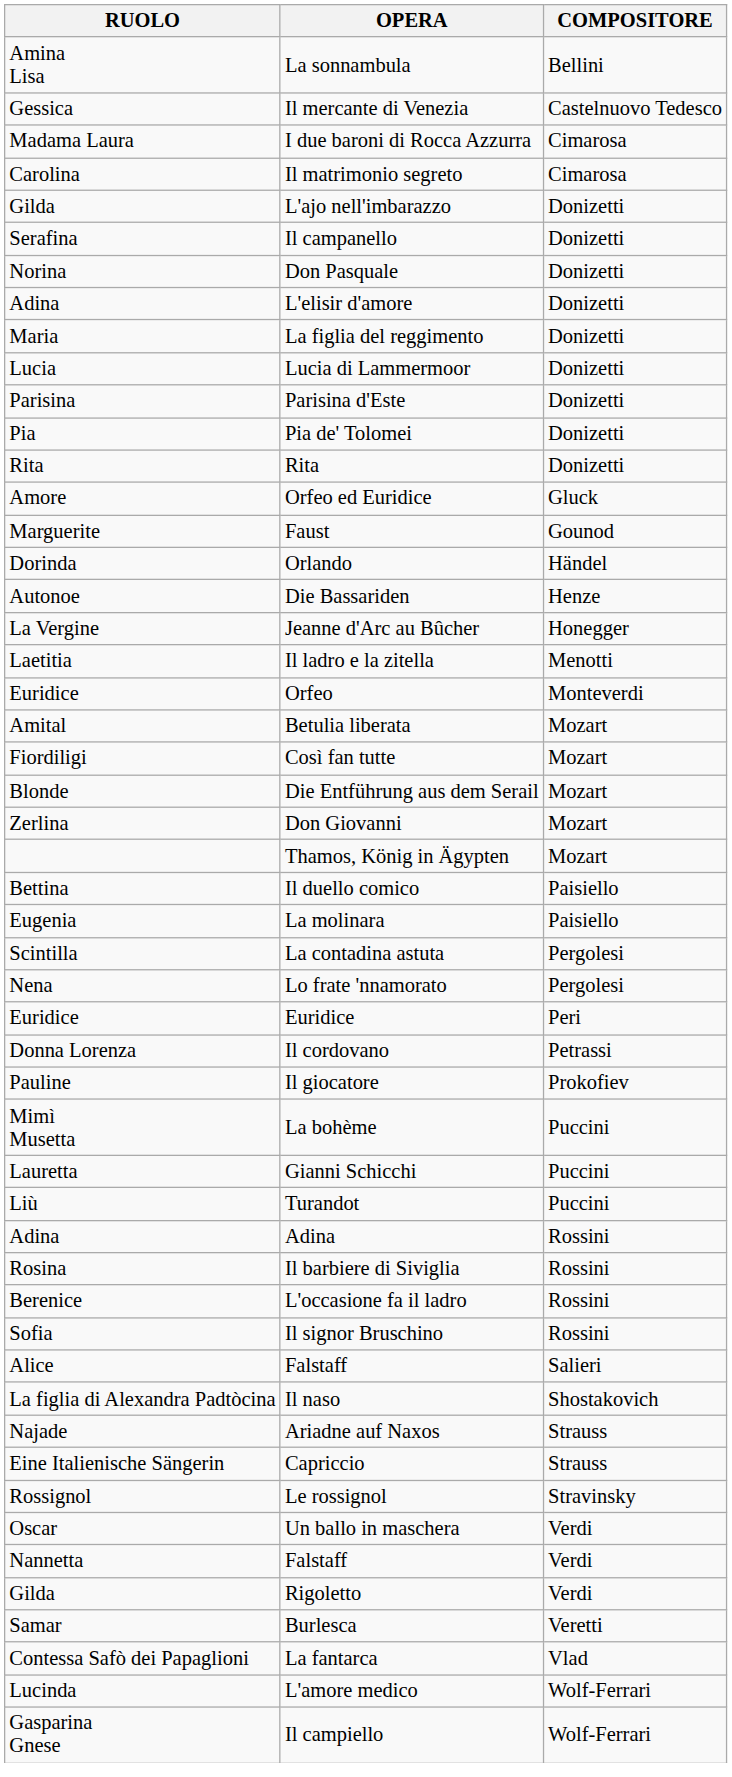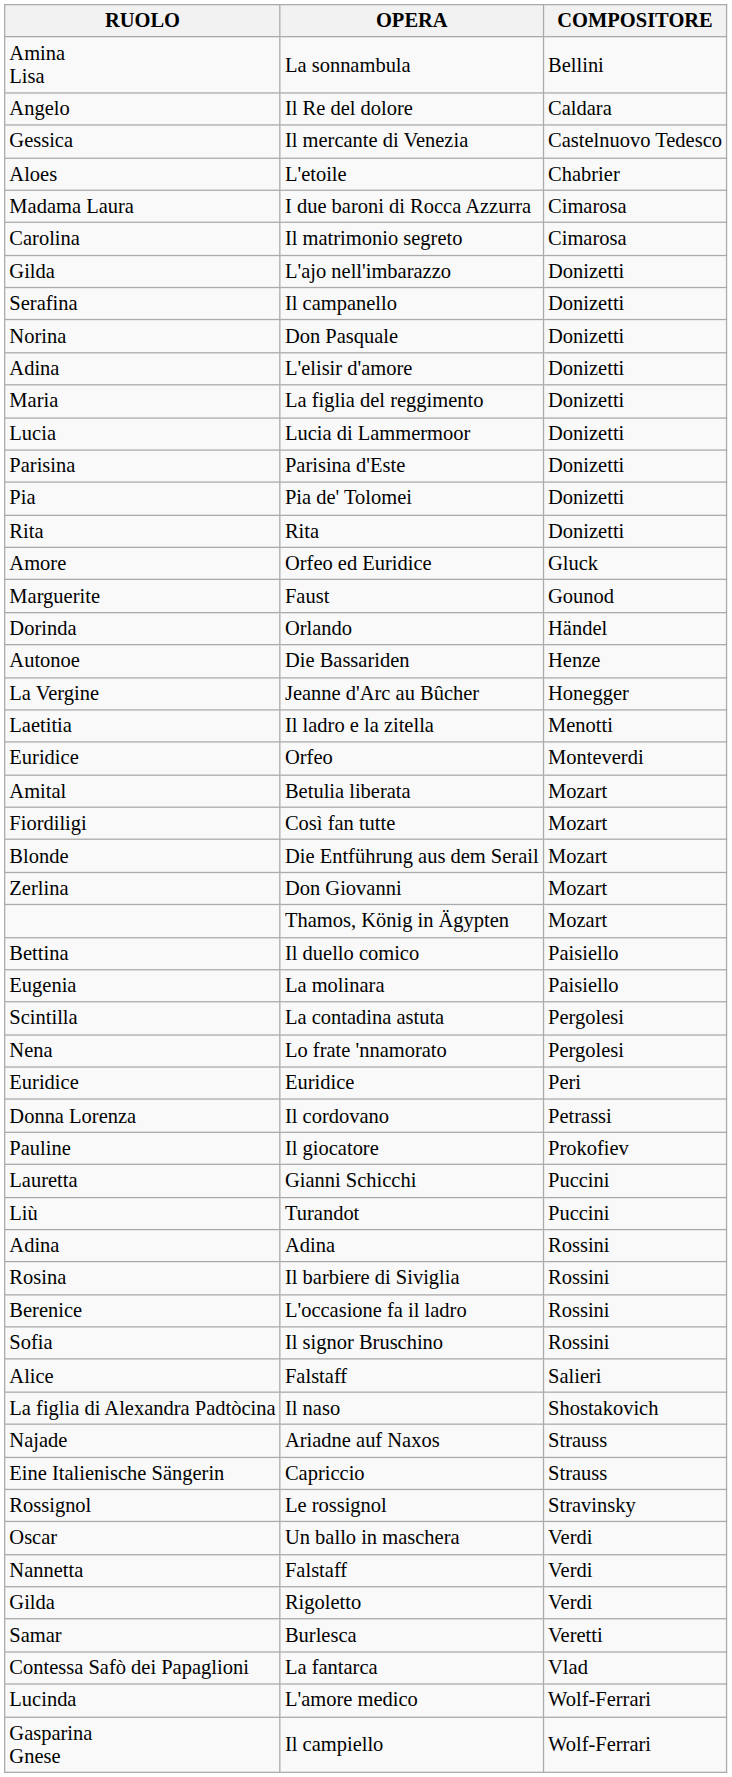+ row: (40, 108)
+ row: (33, 173)
- row: (42, 1127)
